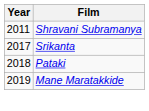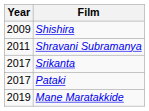+ row: (55, 30)
(19, 64) 2018 -> (19, 81) 2017
